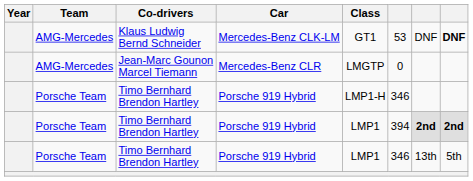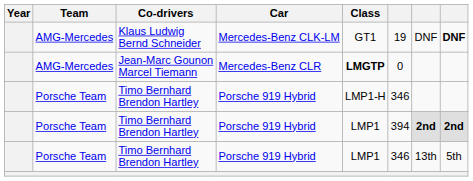(400, 37) 53 -> (400, 37) 19
(365, 67) normal -> (365, 67) bold
